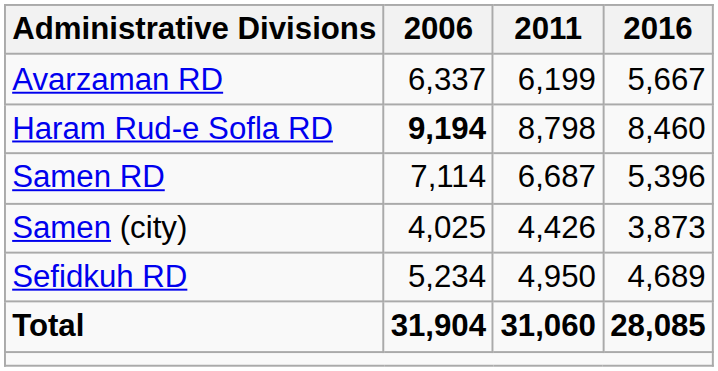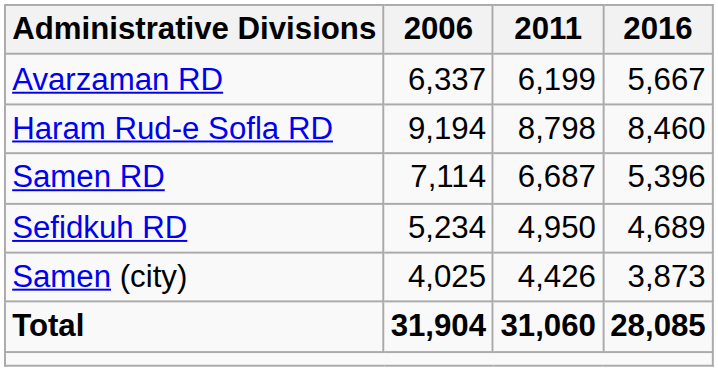(447, 128) bold -> (447, 128) normal
rows swapped: (100, 276) <-> (100, 227)
